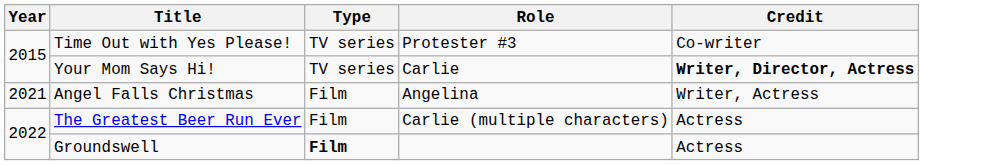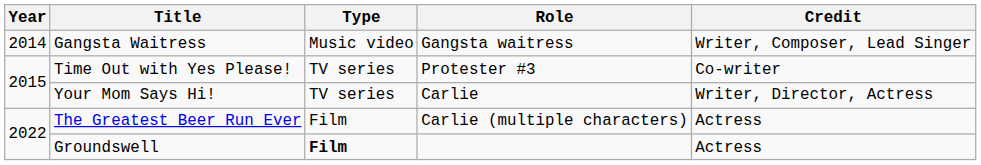+ row: (130, 43)
(795, 69) bold -> (814, 95) normal
- row: (154, 95)
